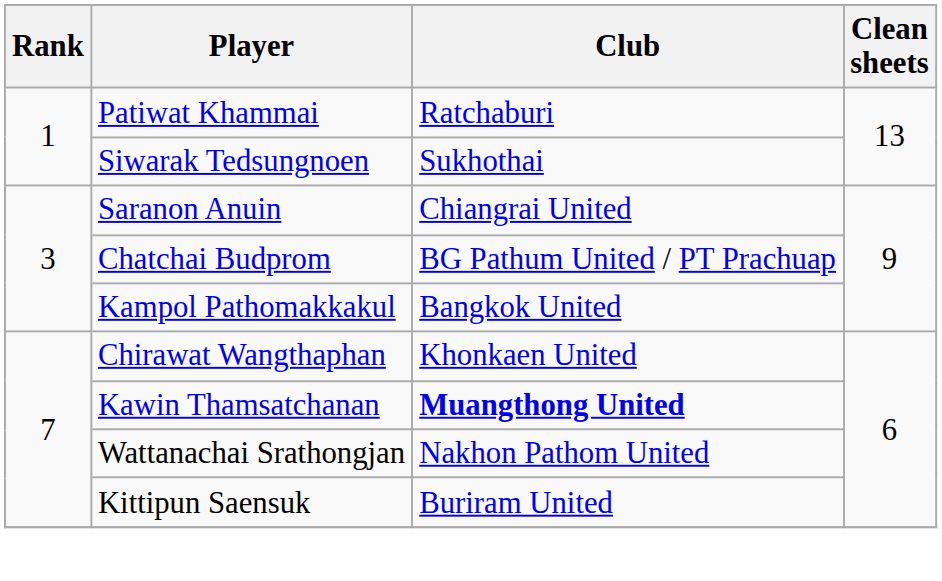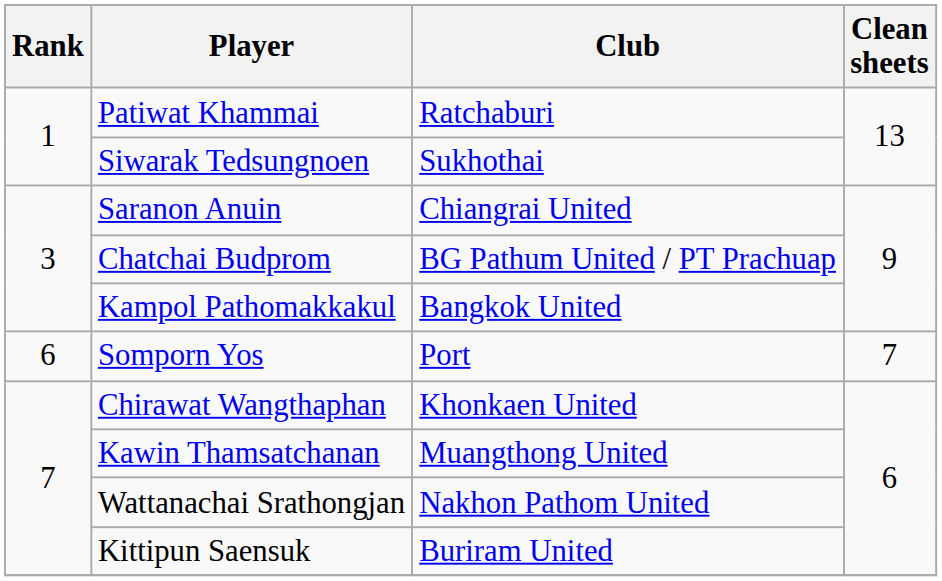+ row: (181, 355)
(552, 404) bold -> (543, 453) normal
